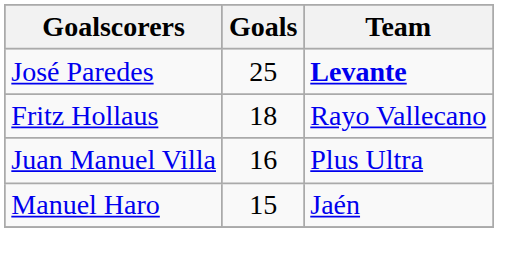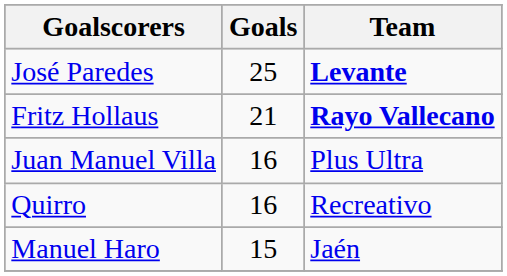(263, 115) 18 -> (263, 115) 21
(398, 115) normal -> (402, 115) bold
+ row: (49, 204)
